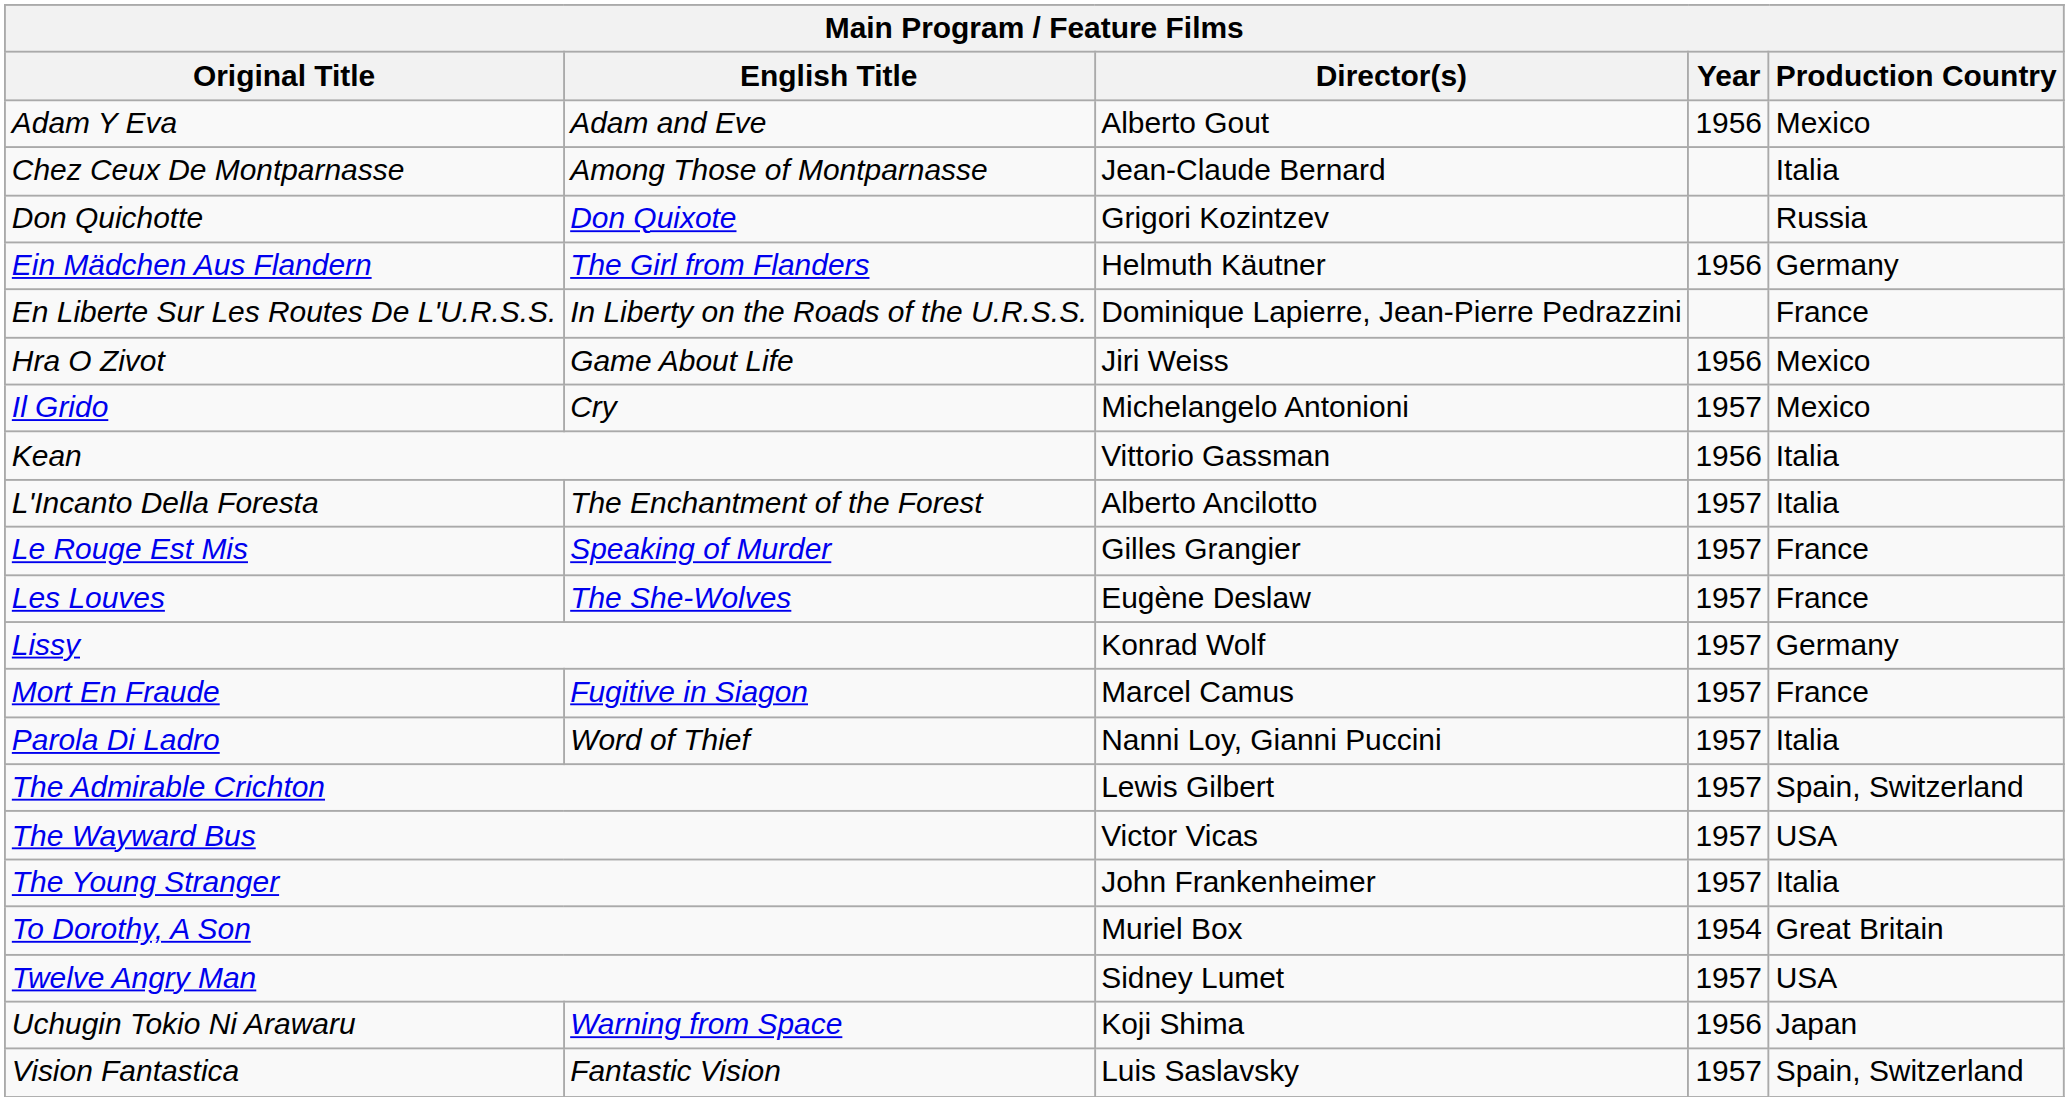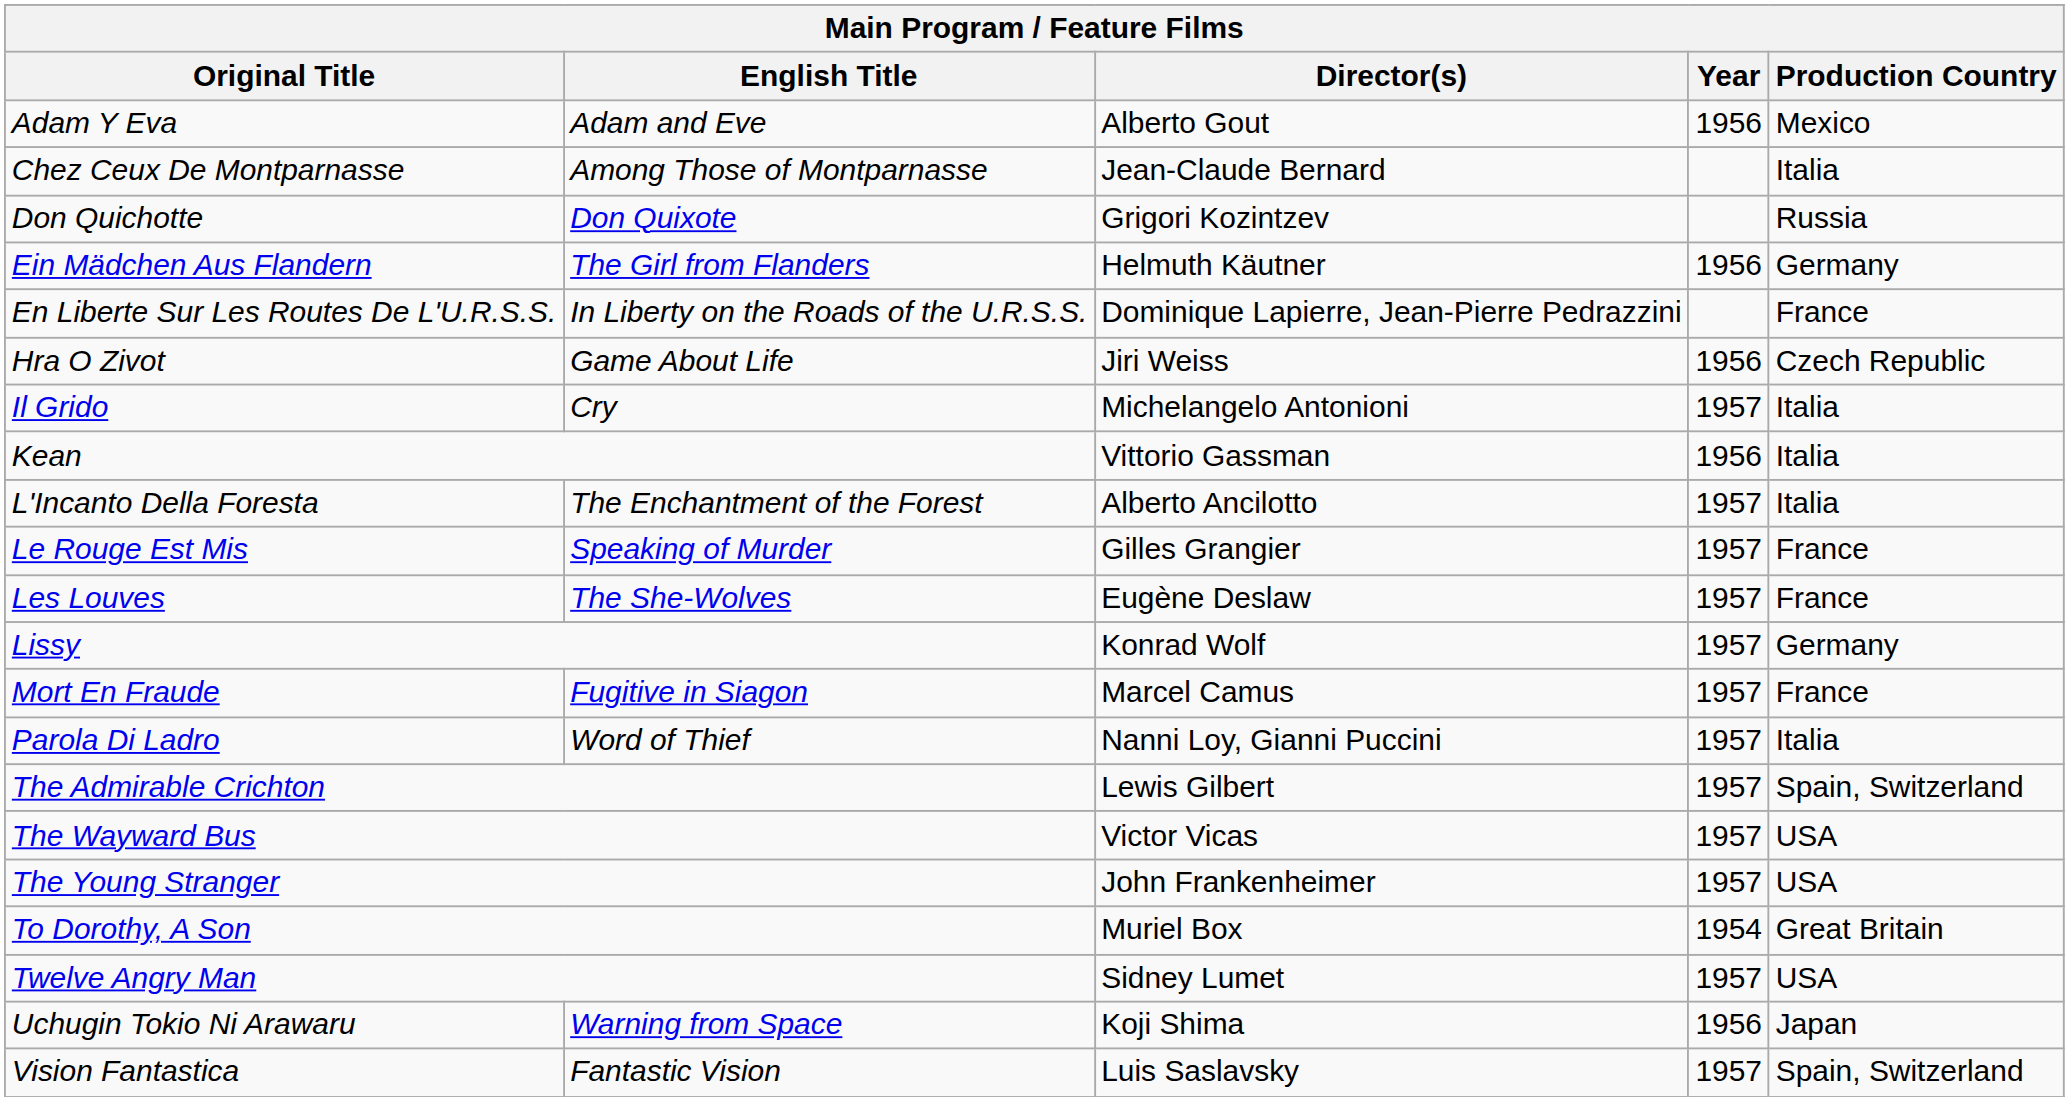(1823, 360) Mexico -> (1881, 360) Czech Republic
(1823, 407) Mexico -> (1807, 407) Italia
(1807, 882) Italia -> (1807, 882) USA
